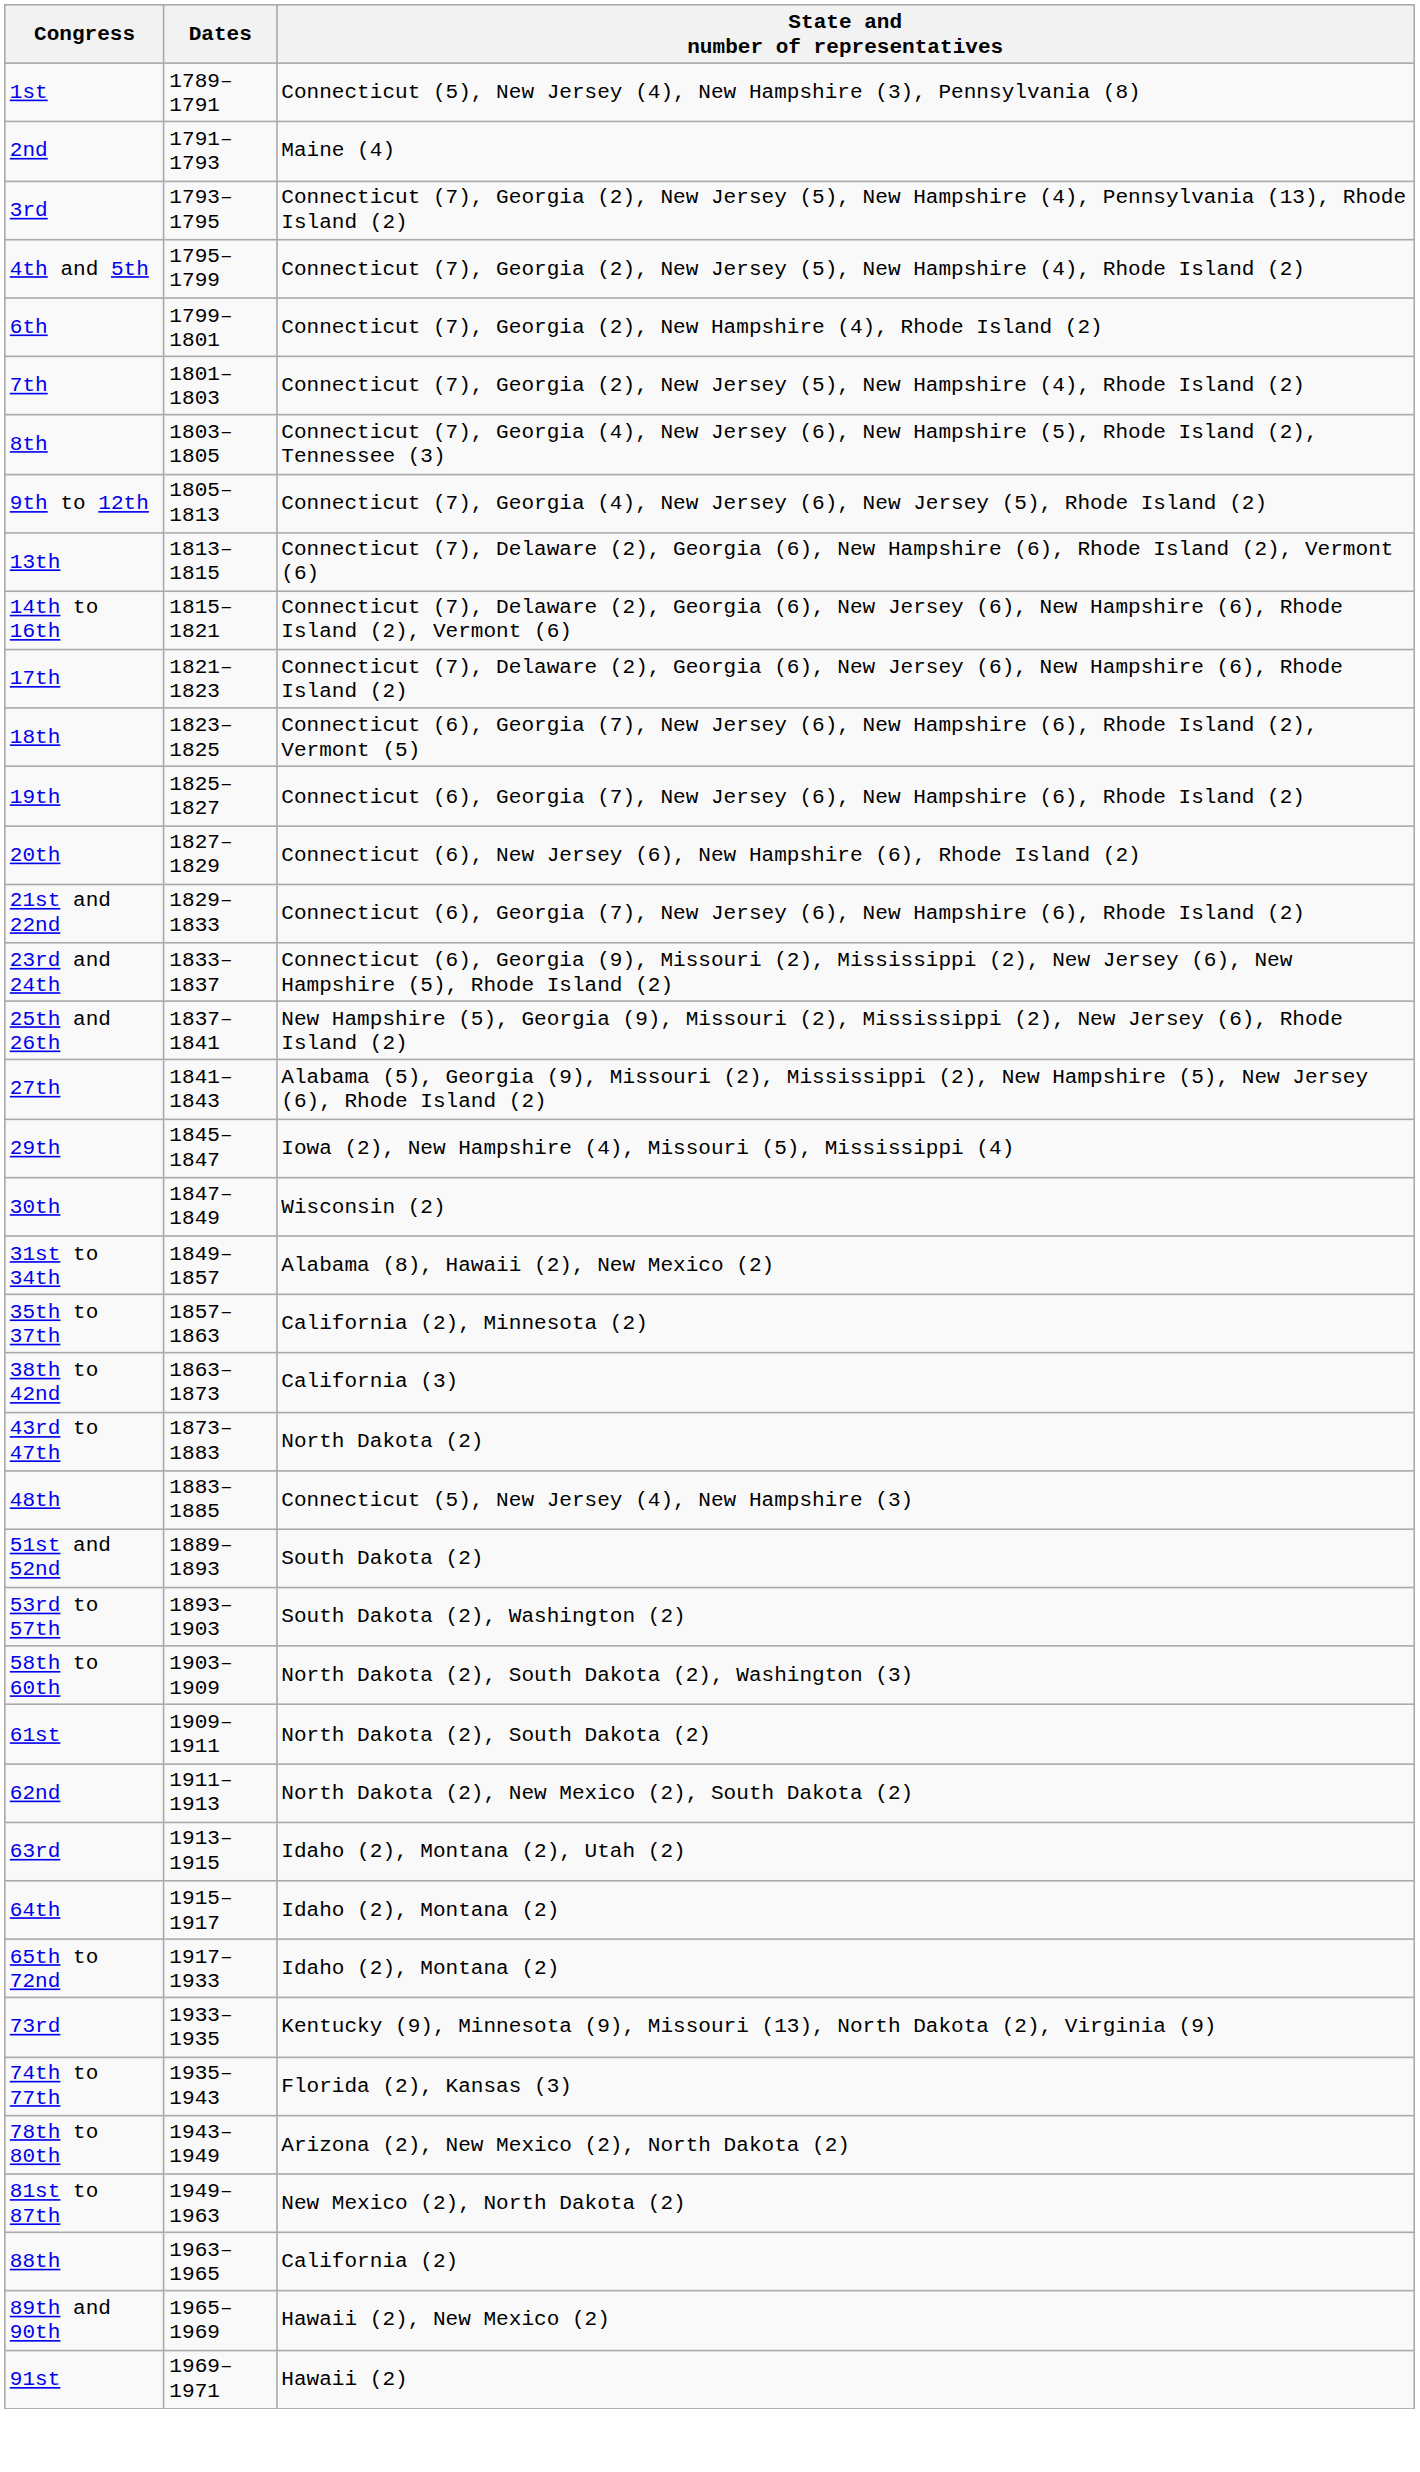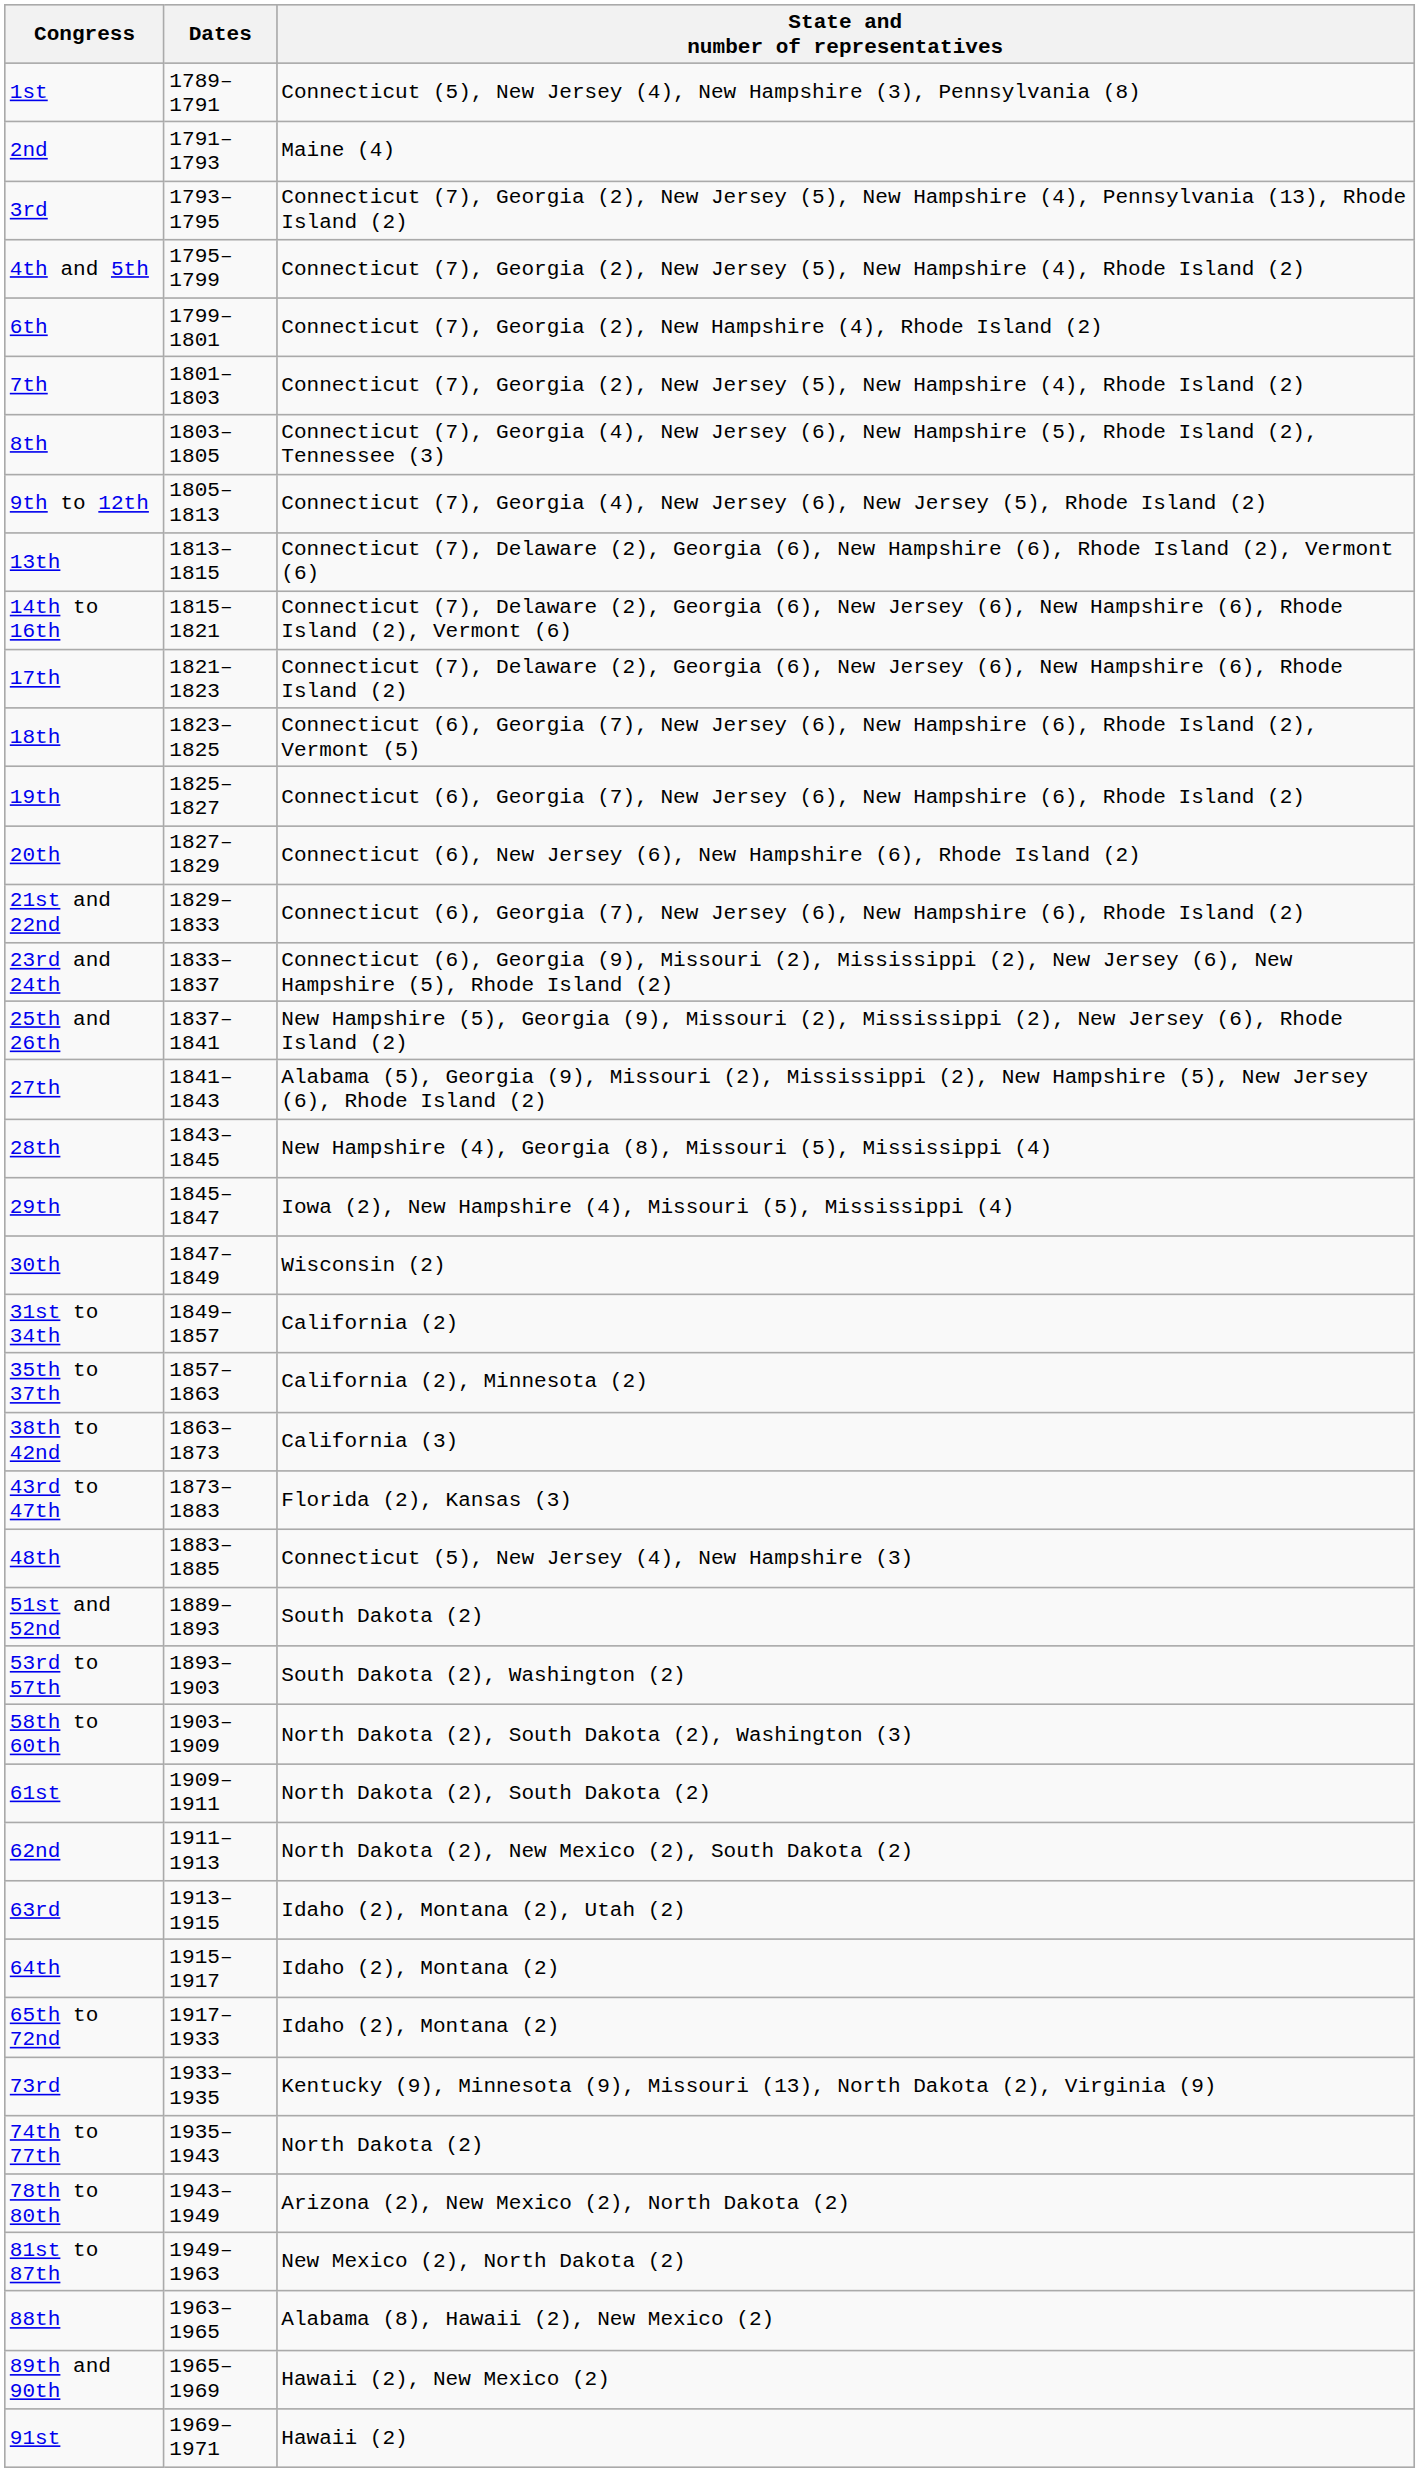+ row: (35, 1148)
(528, 1265) Alabama (8), Hawaii (2), New Mexico (2) -> (370, 1324) California (2)
(382, 1441) North Dakota (2) -> (427, 1500) Florida (2), Kansas (3)
(427, 2086) Florida (2), Kansas (3) -> (382, 2145) North Dakota (2)
(370, 2262) California (2) -> (528, 2320) Alabama (8), Hawaii (2), New Mexico (2)
